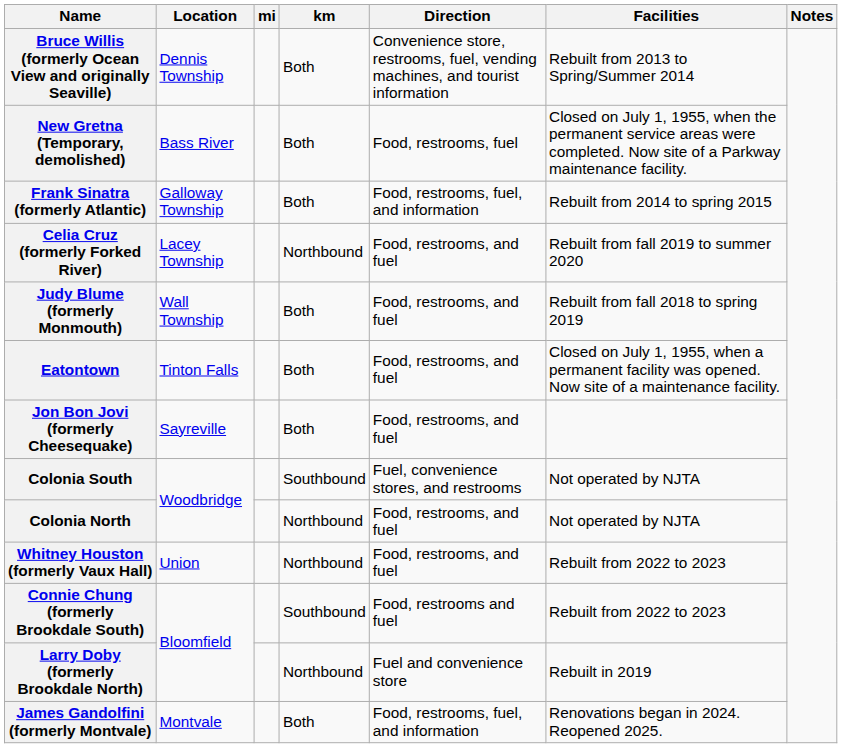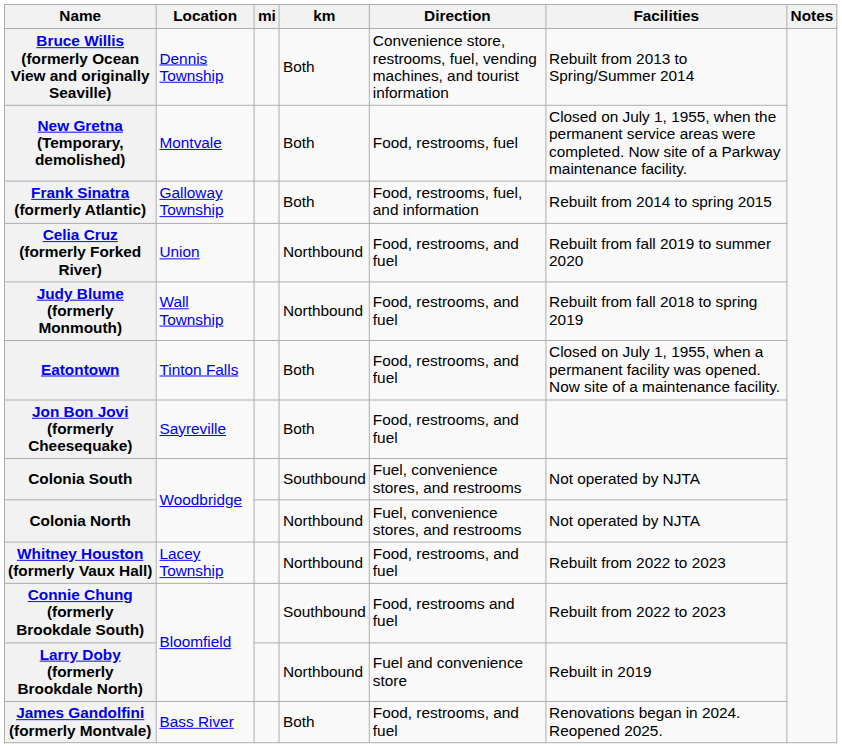(197, 143) Bass River -> (191, 143) Montvale
(192, 252) Lacey Township -> (180, 252) Union
(299, 311) Both -> (323, 311) Northbound
(446, 521) Food, restrooms, and fuel -> (447, 521) Fuel, convenience stores, and restrooms
(180, 562) Union -> (192, 562) Lacey Township
(191, 722) Montvale -> (197, 722) Bass River
(448, 722) Food, restrooms, fuel, and information -> (446, 722) Food, restrooms, and fuel
